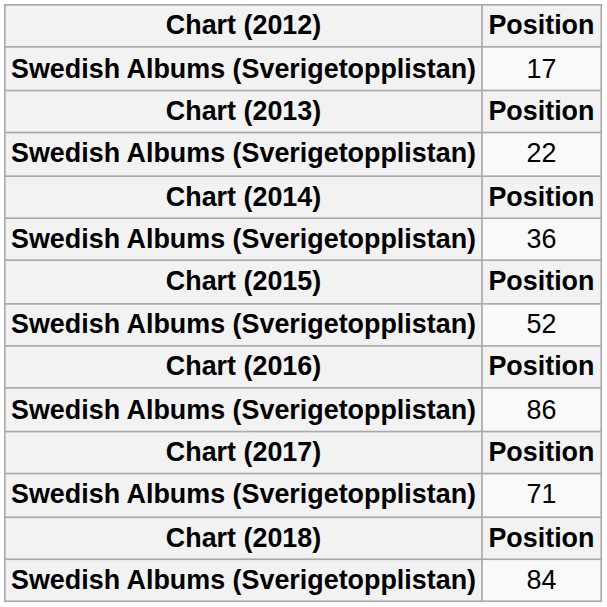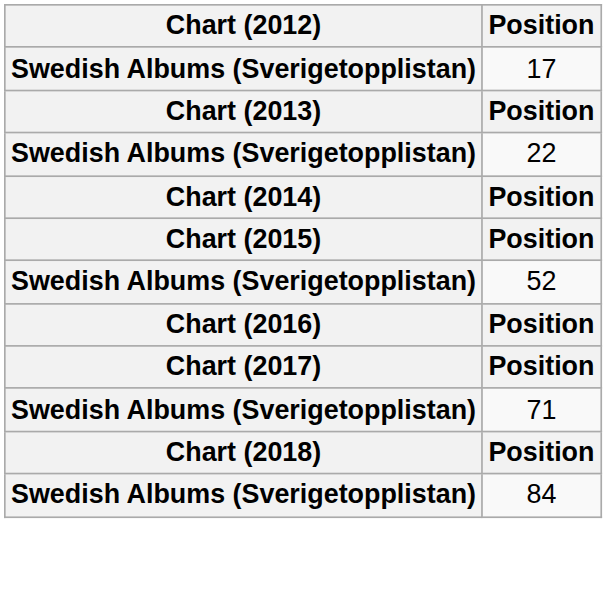- row: (541, 238)
- row: (541, 409)
